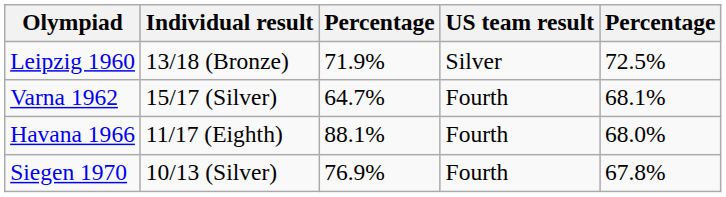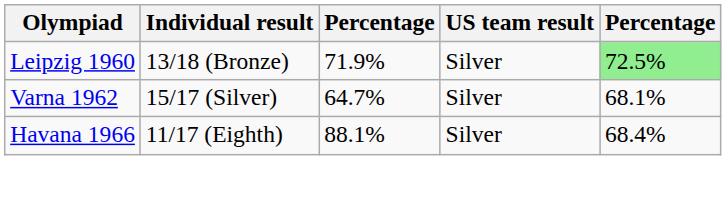(635, 60) no background -> (635, 60) lightgreen background
(477, 97) Fourth -> (474, 97) Silver
(477, 135) Fourth -> (474, 135) Silver
(635, 135) 68.0% -> (635, 135) 68.4%
- row: (69, 172)
